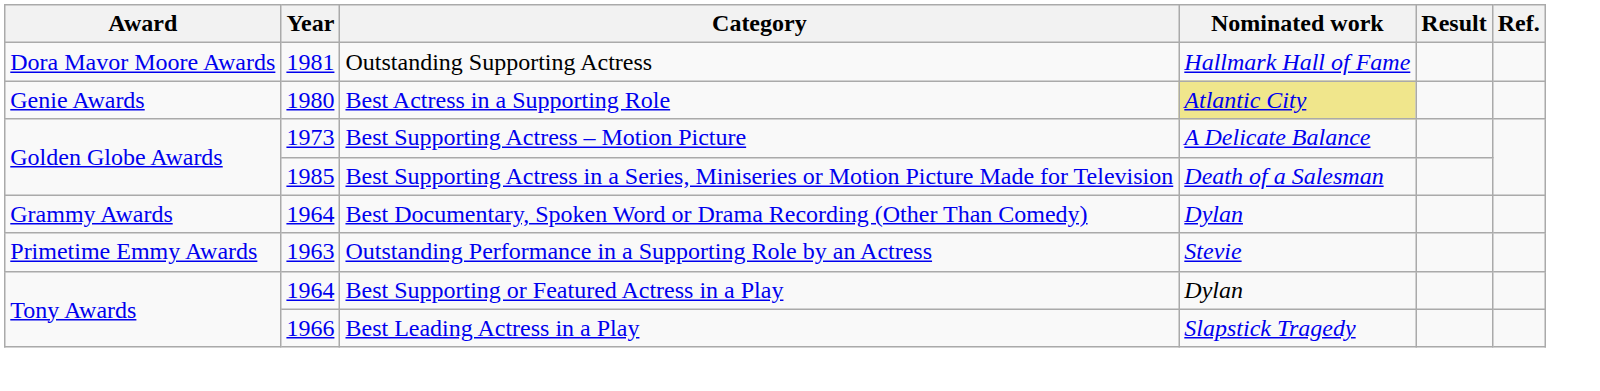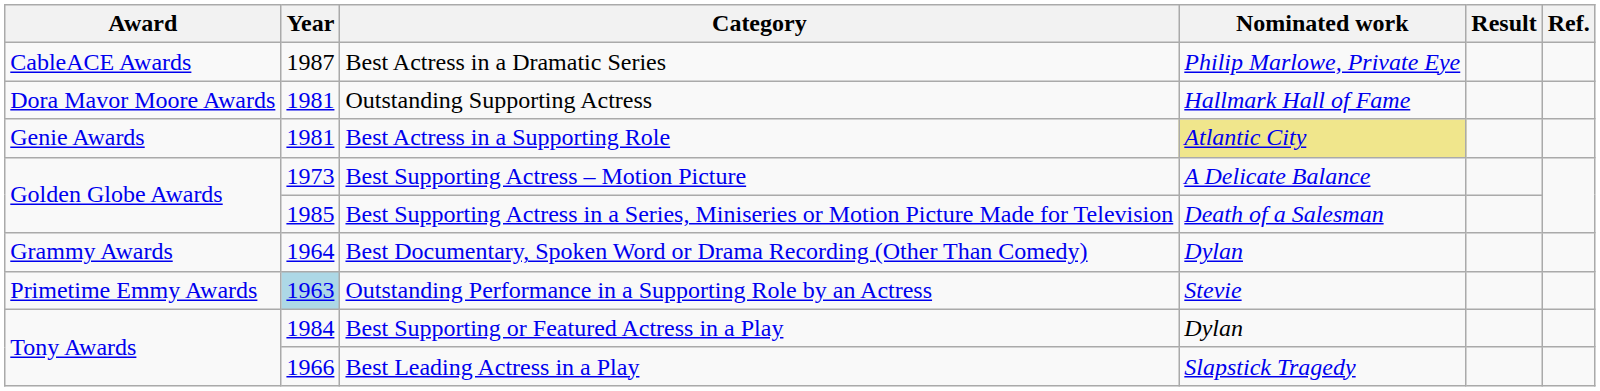+ row: (506, 61)
(310, 99) 1980 -> (310, 137) 1981
(310, 251) no background -> (310, 289) lightblue background
(310, 289) 1964 -> (310, 328) 1984
